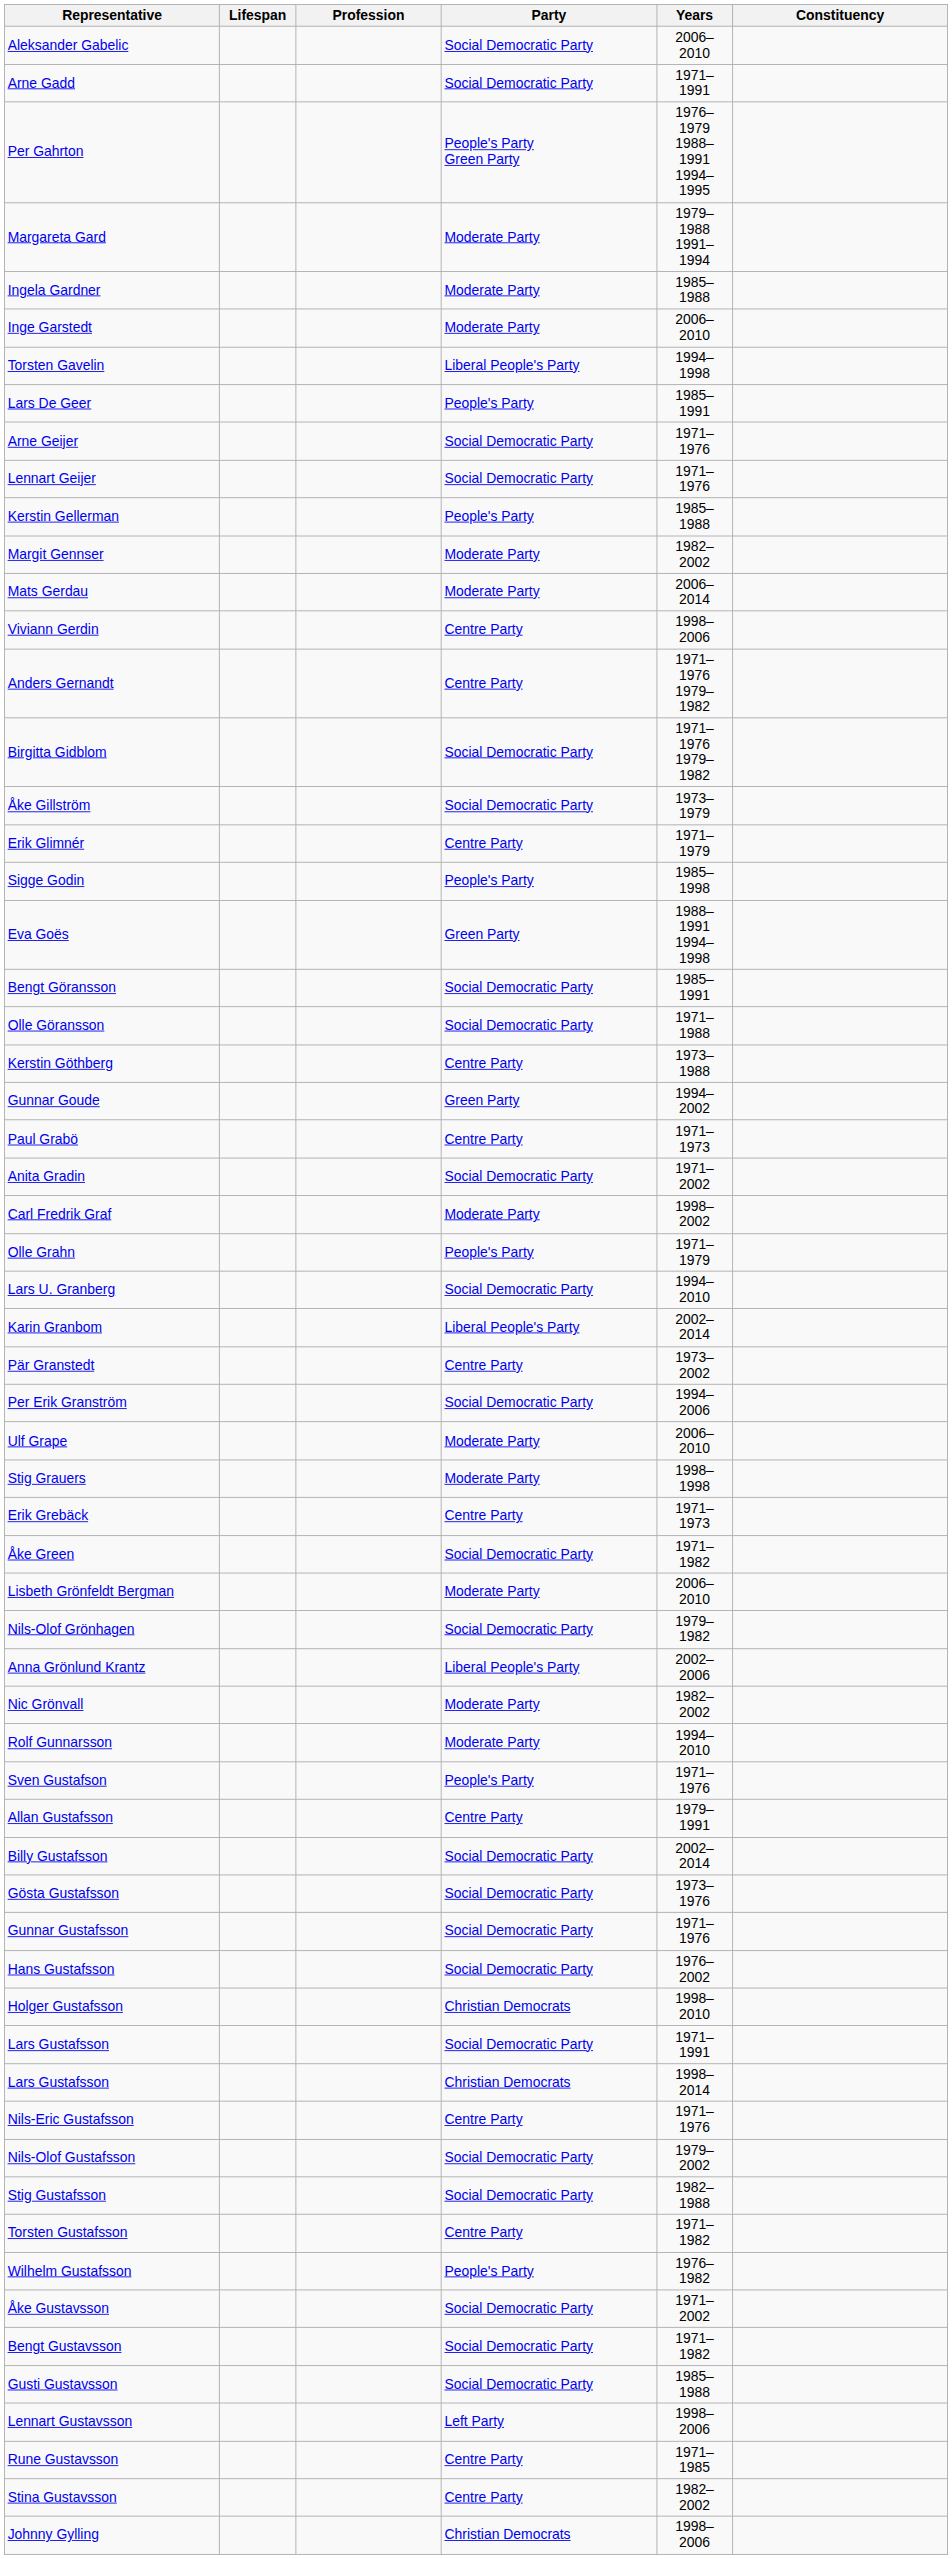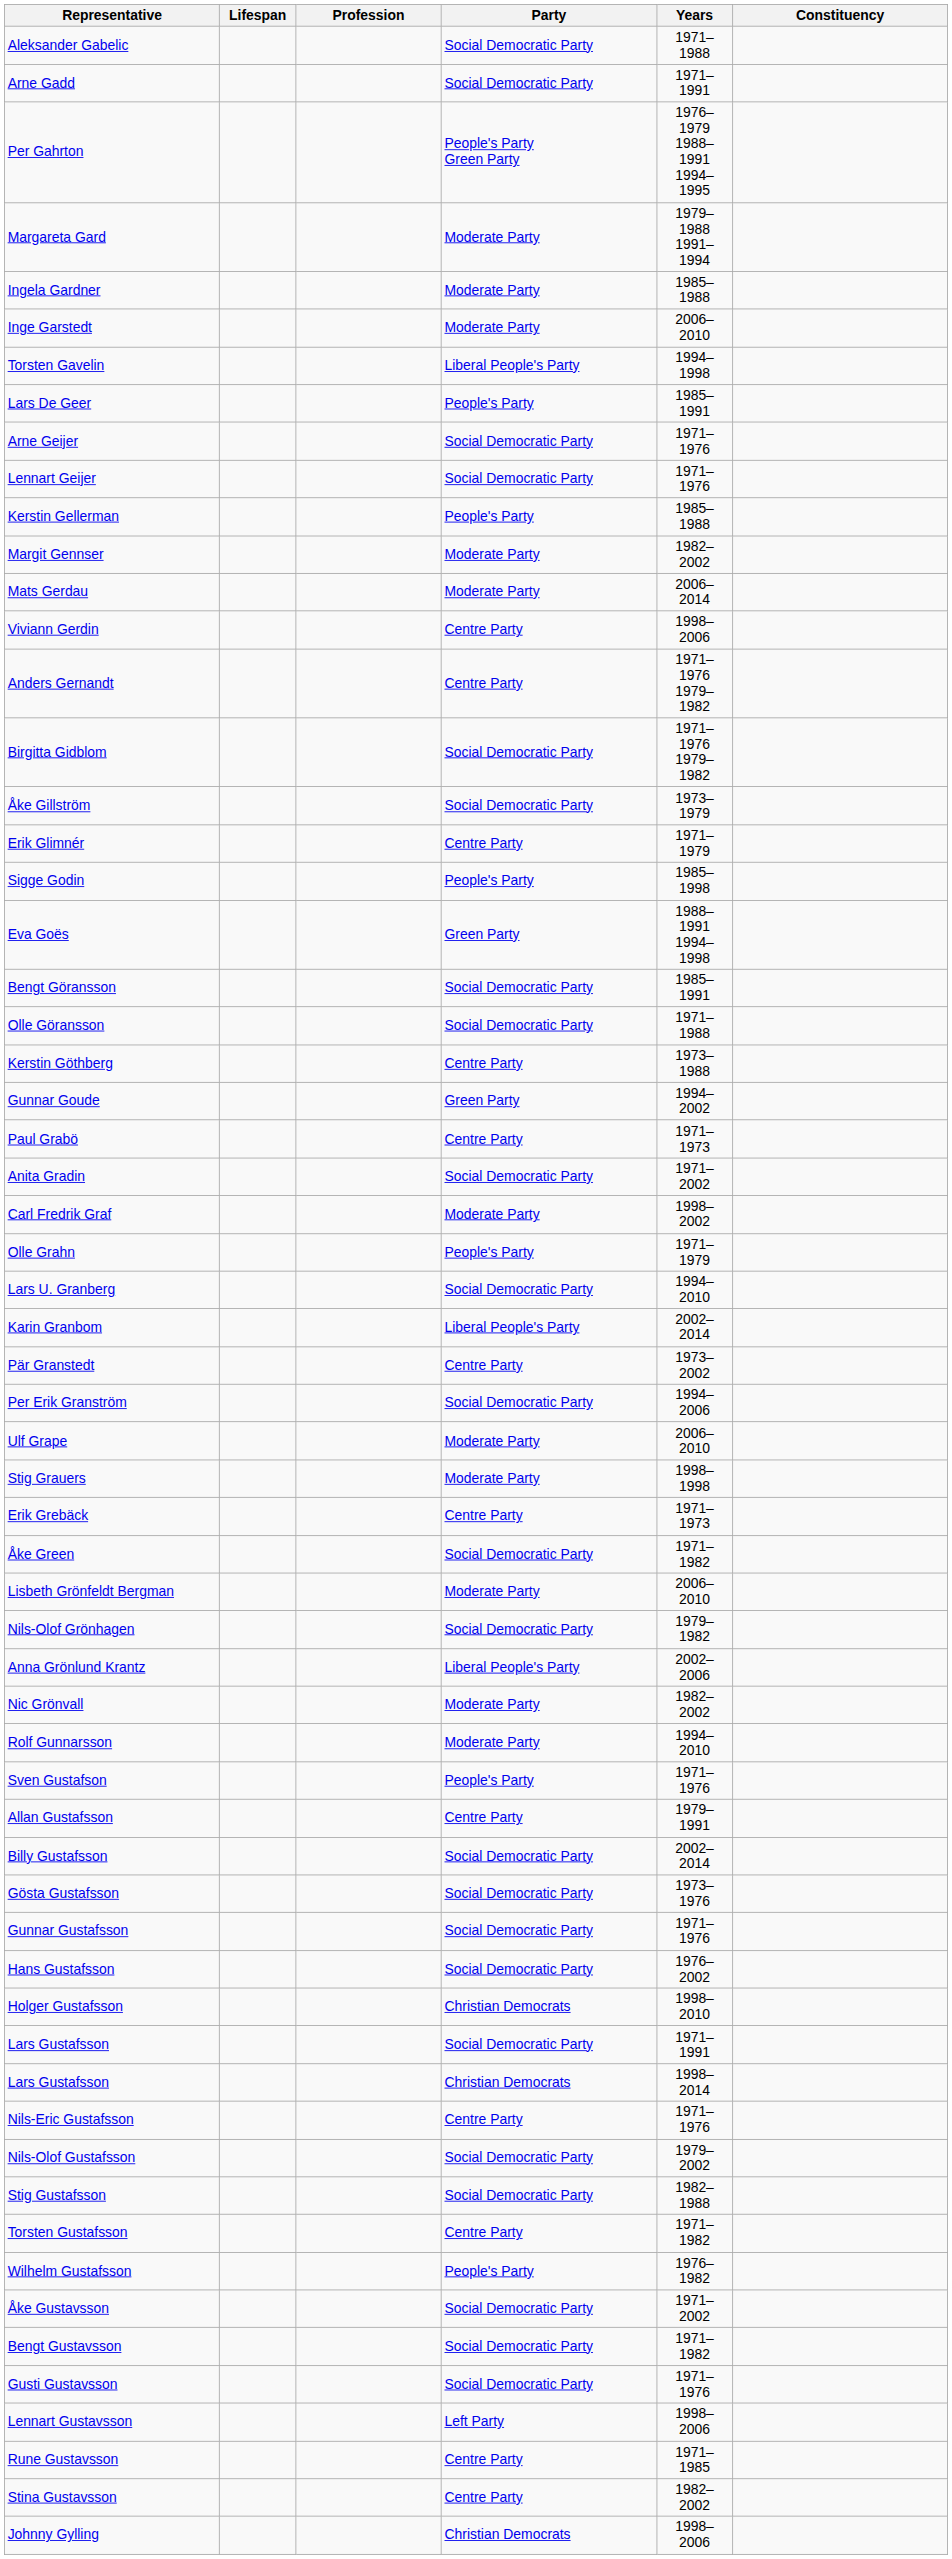(695, 45) 2006–2010 -> (695, 45) 1971–1988
(695, 2384) 1985–1988 -> (695, 2384) 1971–1976
